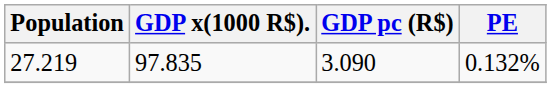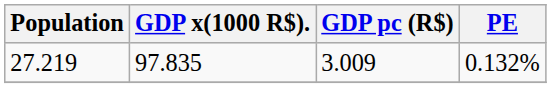(349, 62) 3.090 -> (349, 62) 3.009
